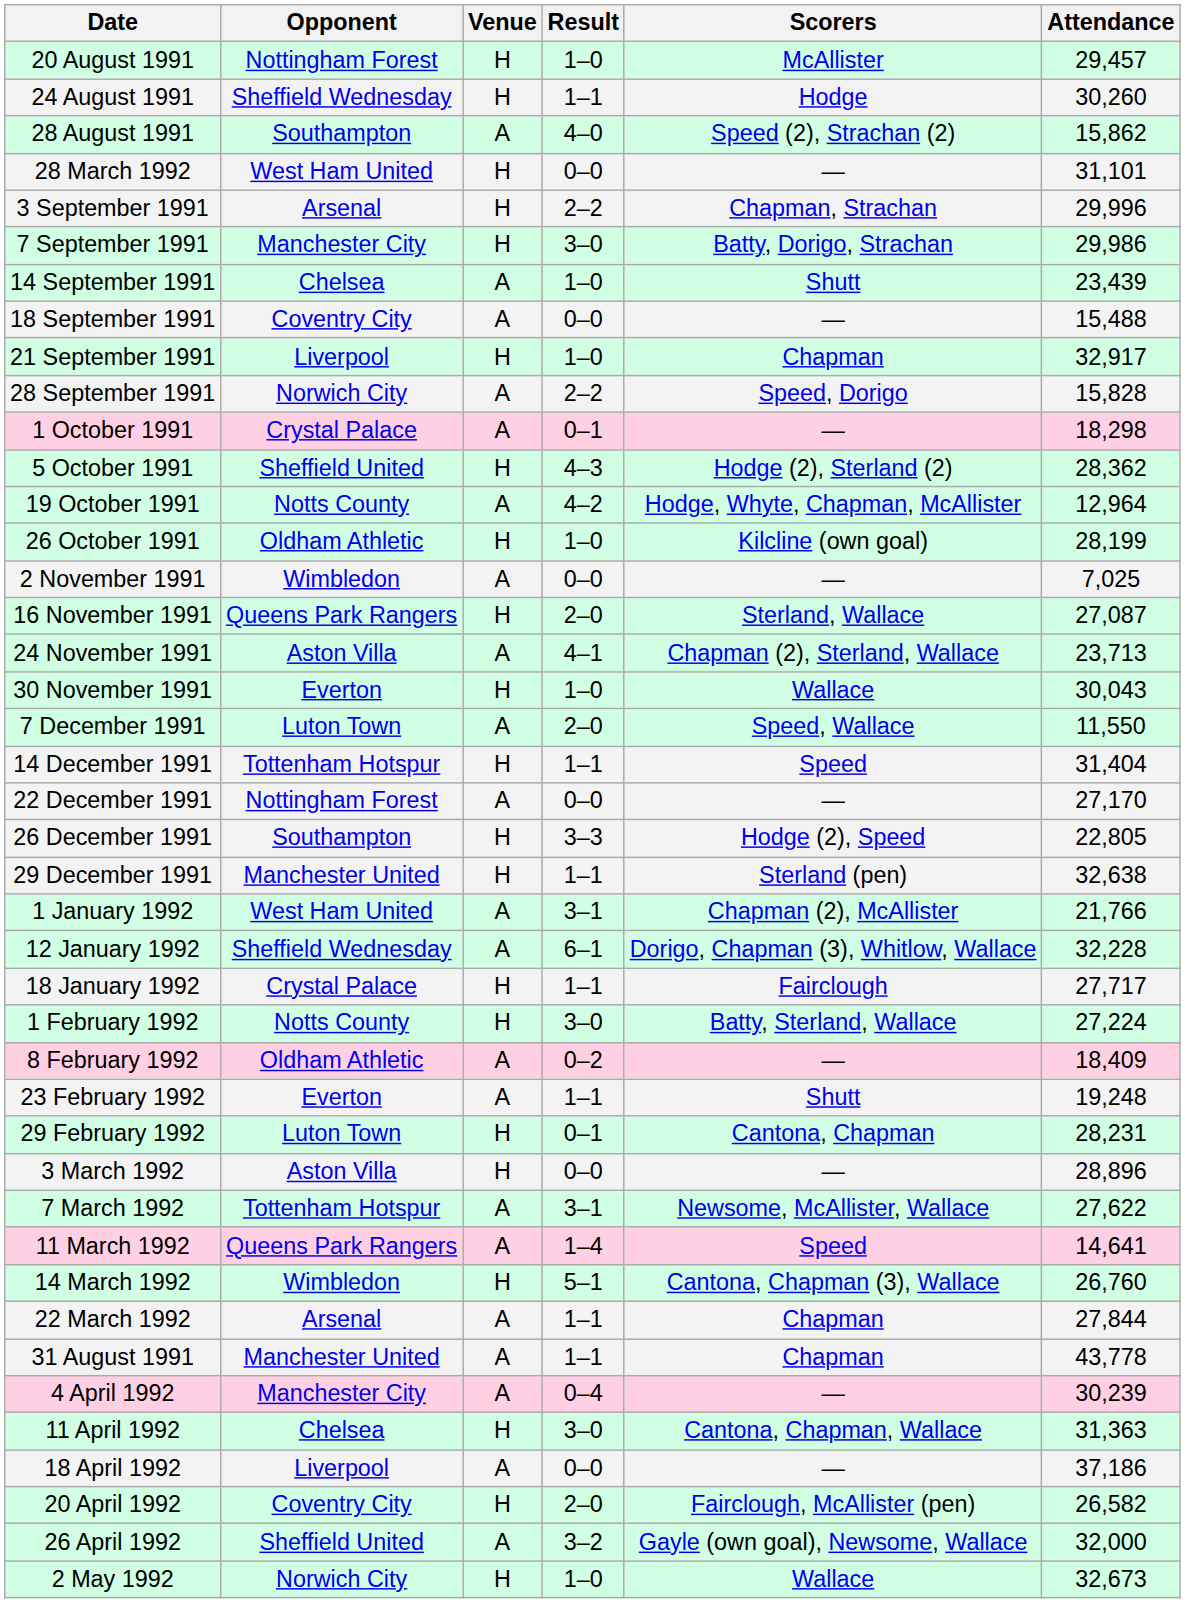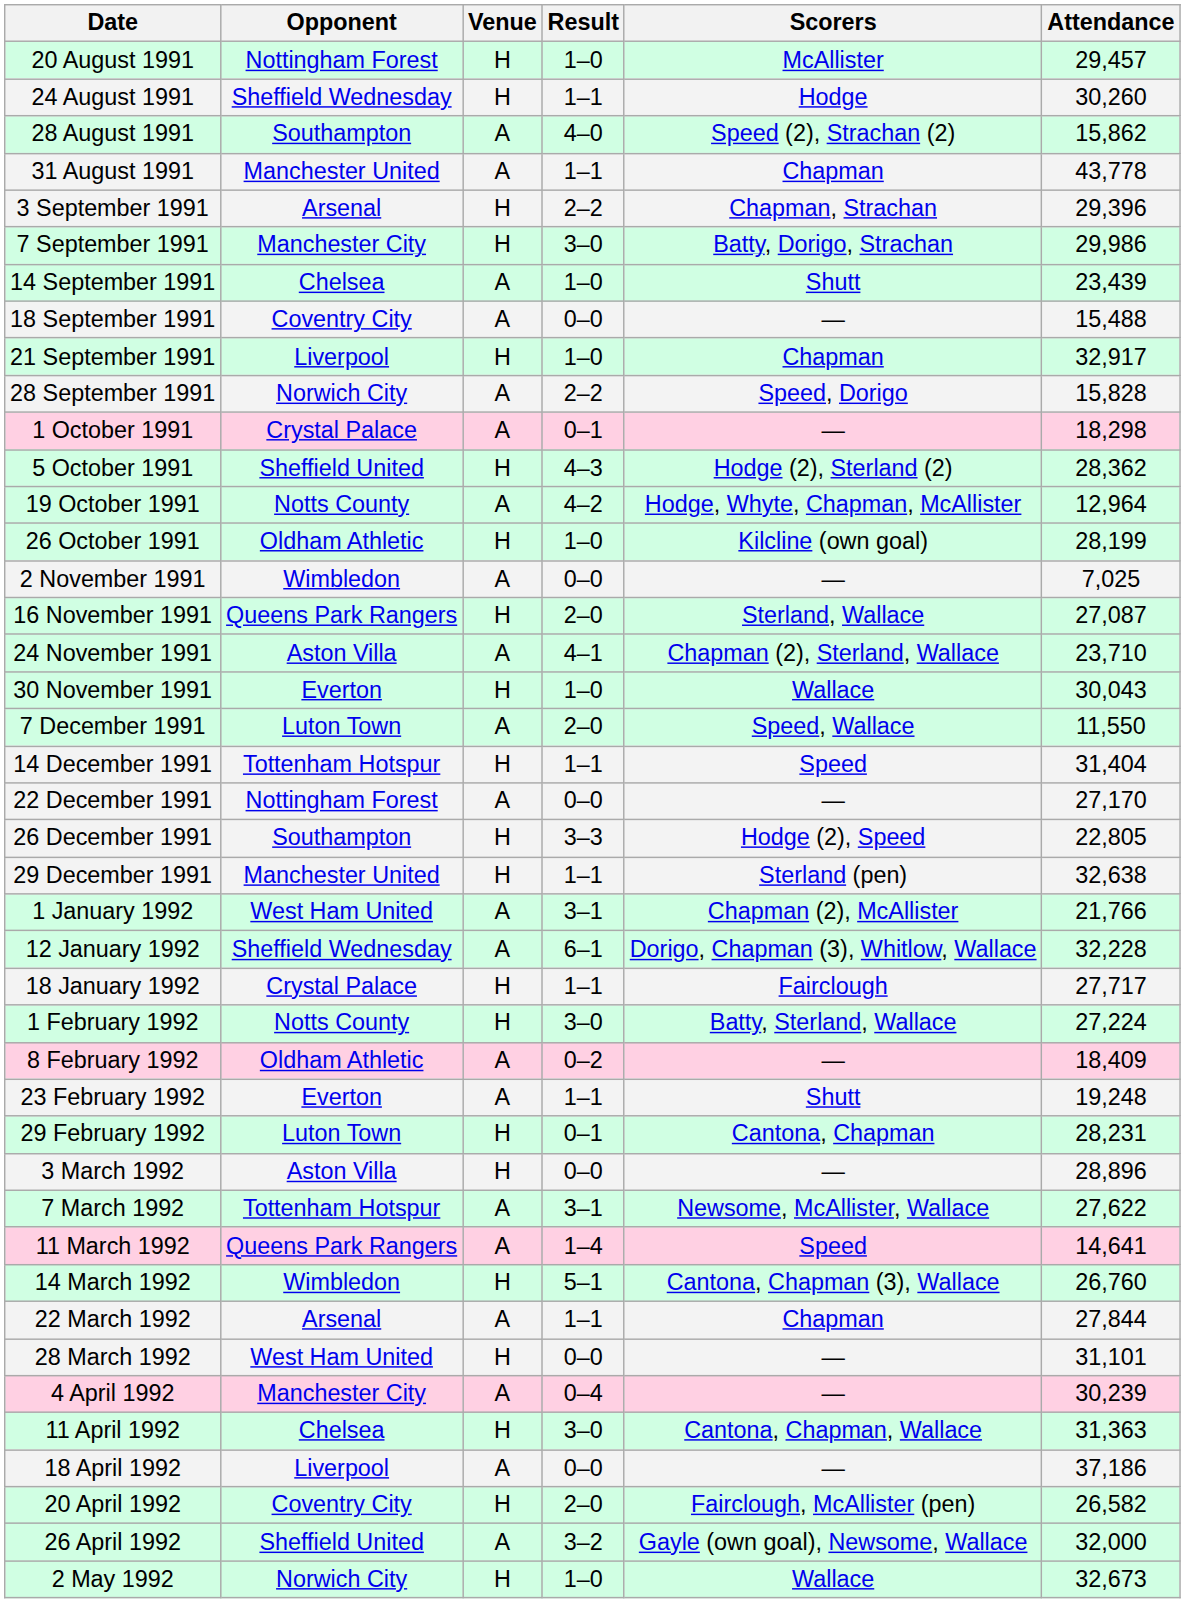rows swapped: (113, 1356) <-> (113, 171)
(1111, 208) 29,996 -> (1111, 208) 29,396
(1111, 652) 23,713 -> (1111, 652) 23,710
